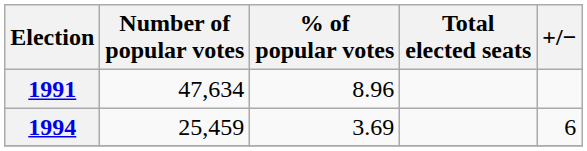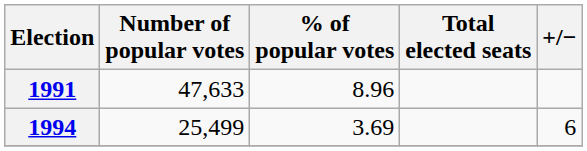(211, 88) 47,634 -> (211, 88) 47,633
(211, 126) 25,459 -> (211, 126) 25,499
